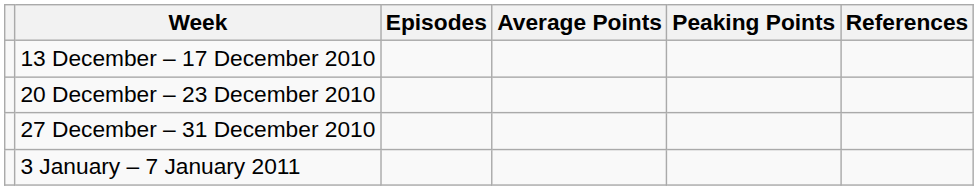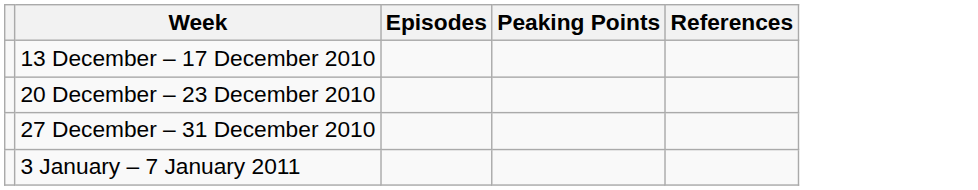- column: (580, 22)
